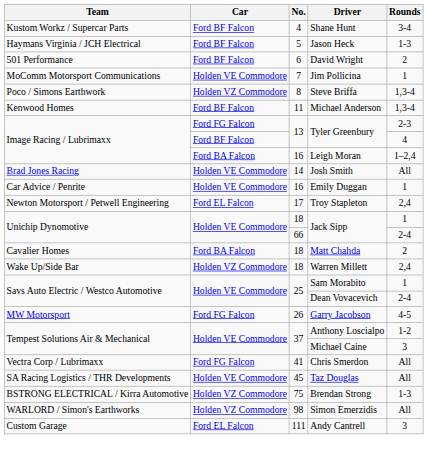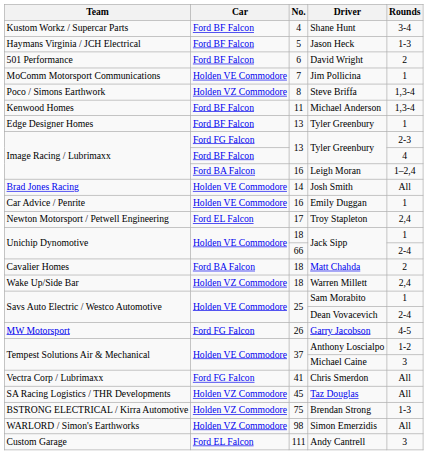+ row: (50, 124)
(240, 378) Holden VE Commodore -> (240, 394) Holden VZ Commodore
